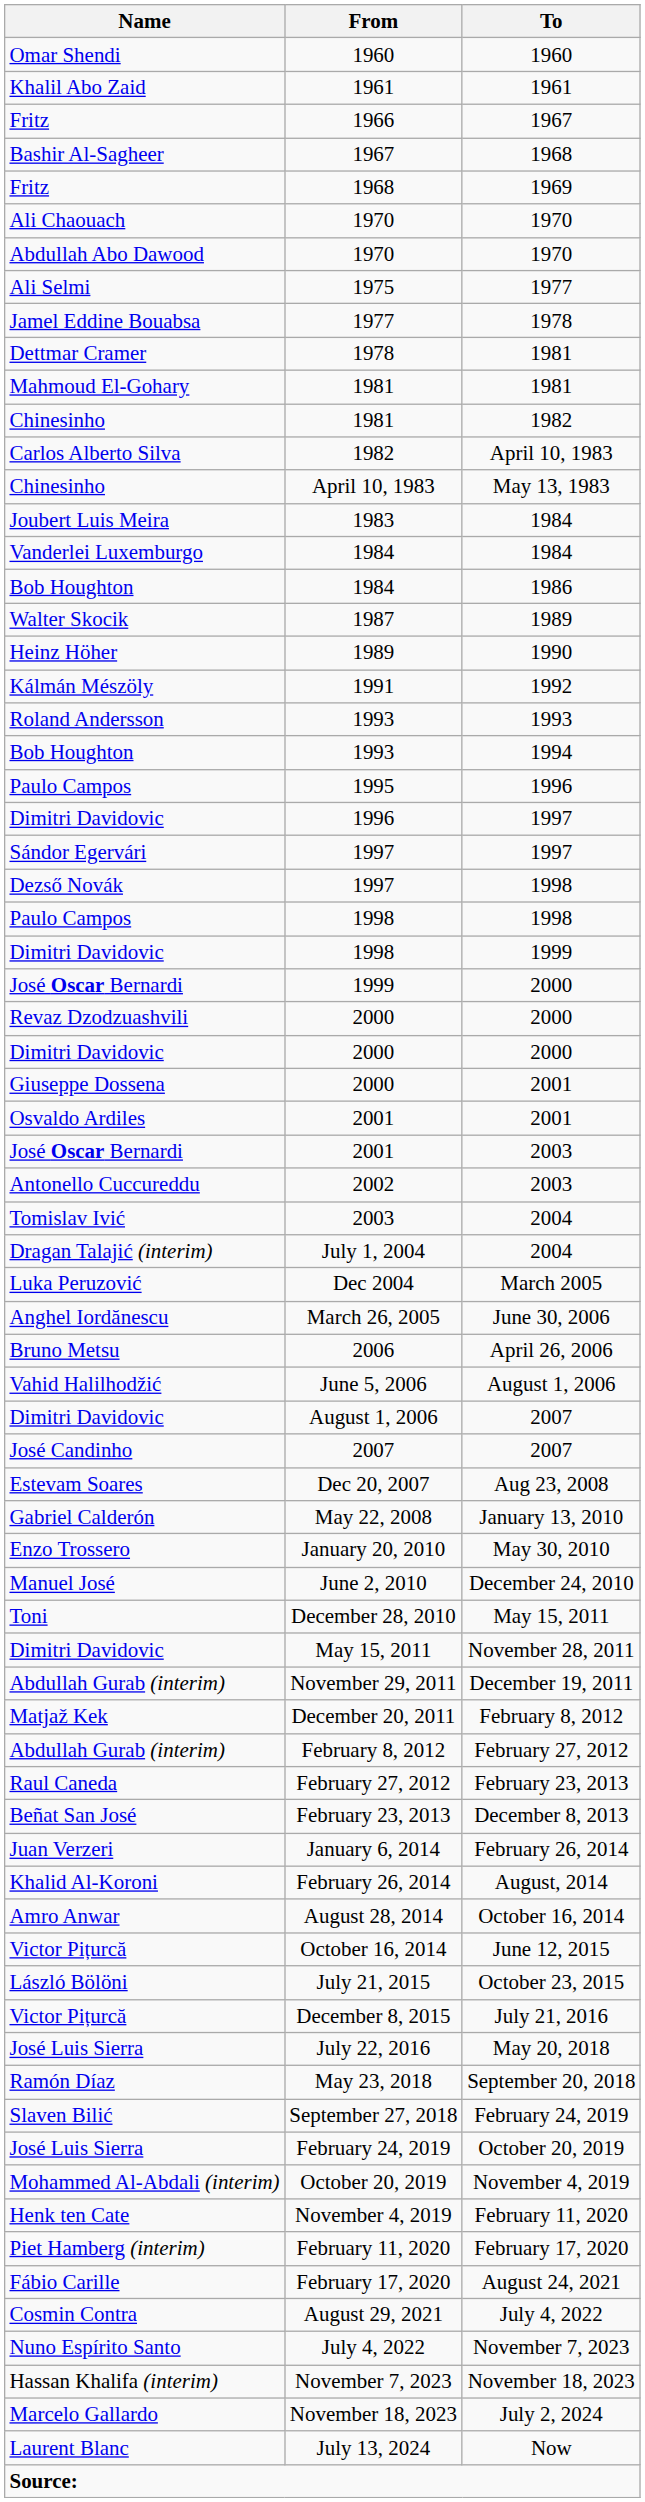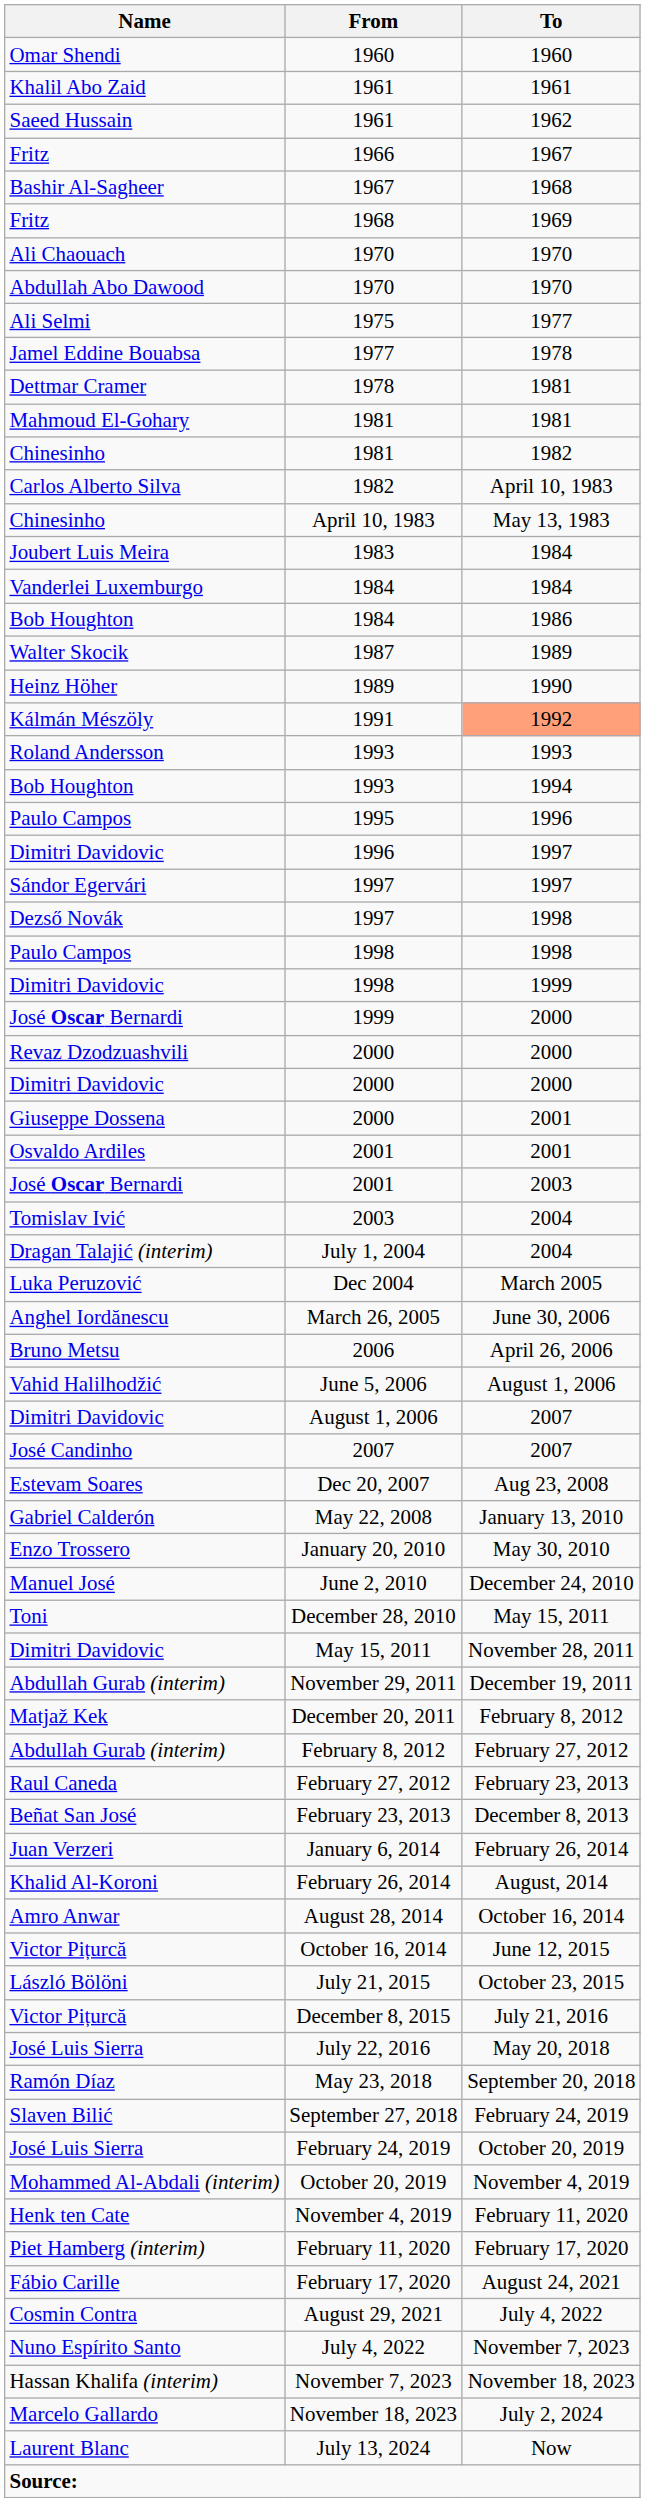+ row: (71, 120)
(551, 685) no background -> (551, 719) lightsalmon background
- row: (105, 1184)
